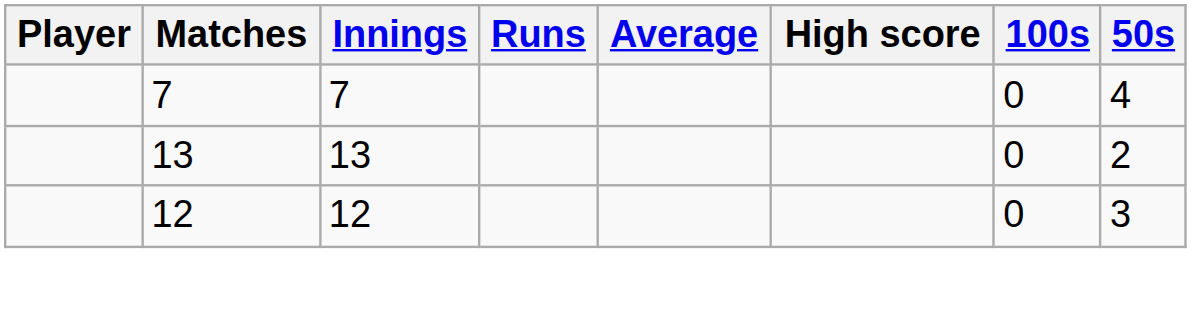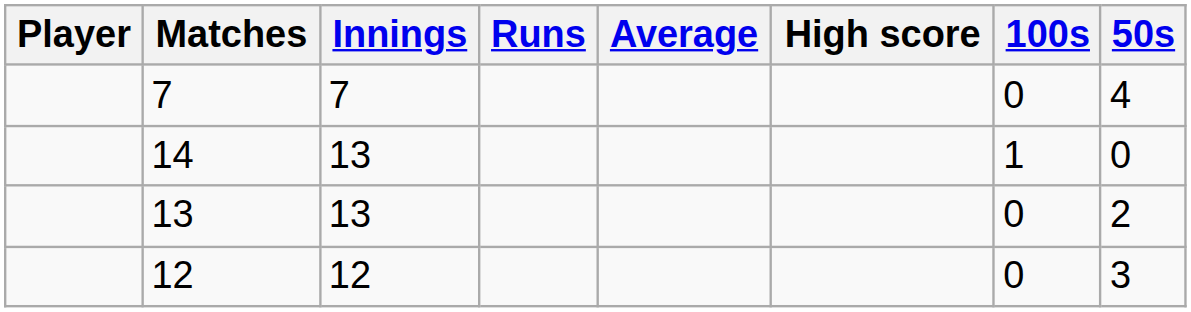+ row: (173, 154)
